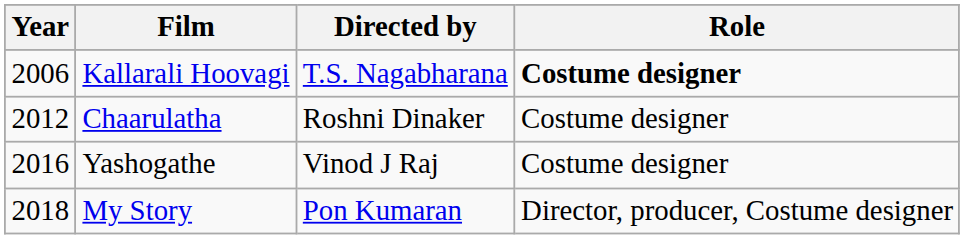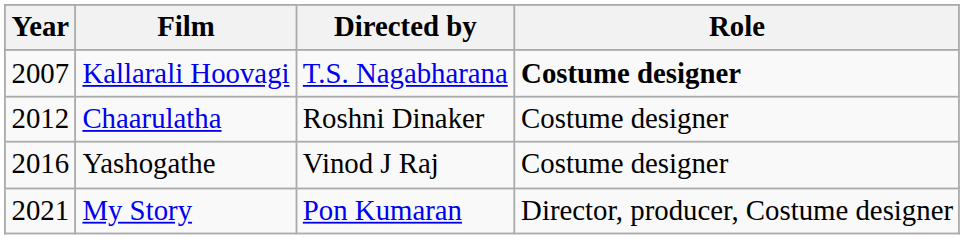(40, 73) 2006 -> (40, 73) 2007
(40, 210) 2018 -> (40, 210) 2021
